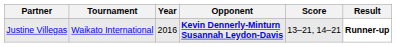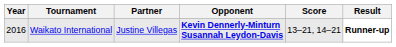columns swapped: (167, 12) <-> (37, 12)
